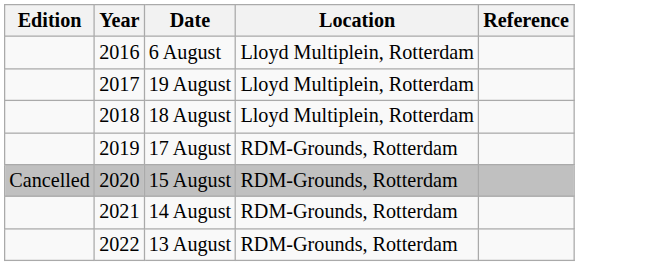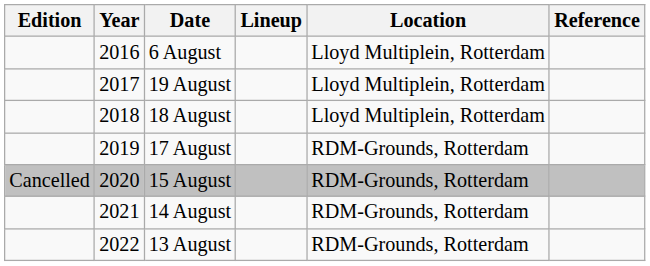+ column: (271, 20)
